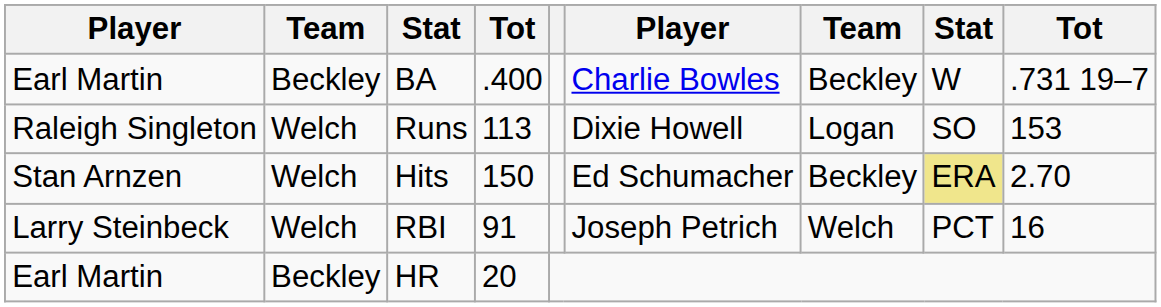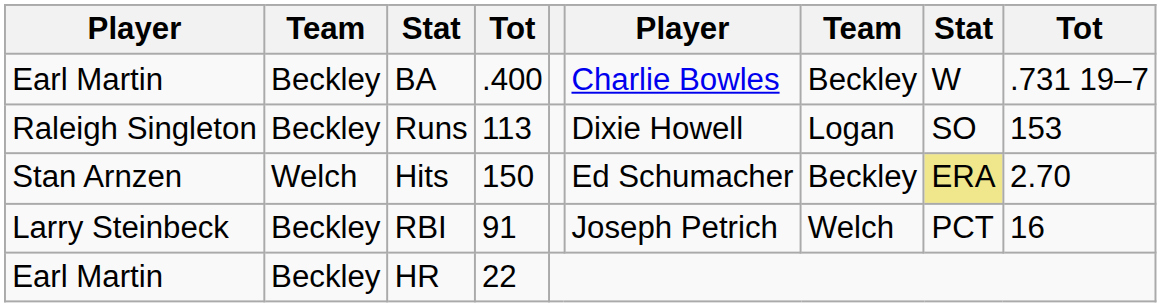(314, 128) Welch -> (326, 128) Beckley
(314, 227) Welch -> (326, 227) Beckley
(499, 276) 20 -> (499, 276) 22
